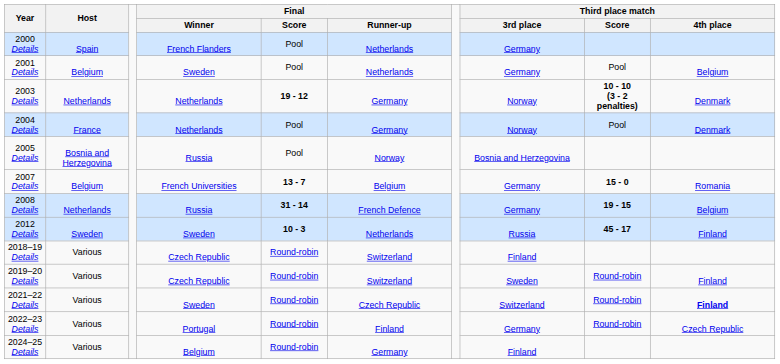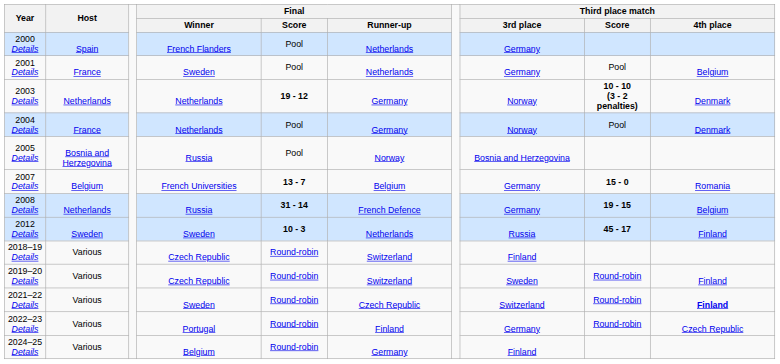(87, 73) Belgium -> (87, 73) France
